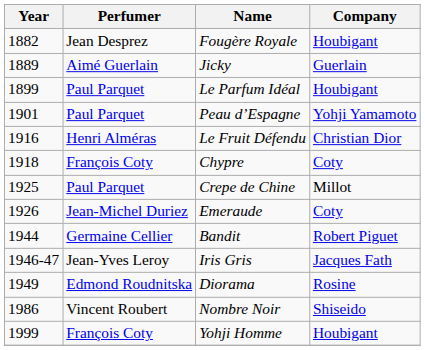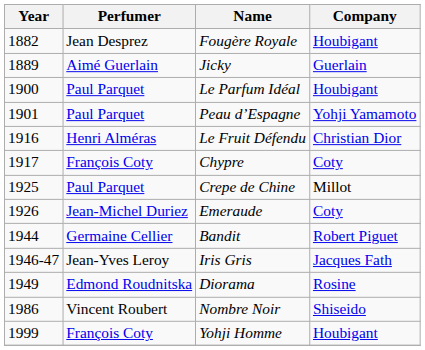(23, 89) 1899 -> (23, 89) 1900
(23, 162) 1918 -> (23, 162) 1917
